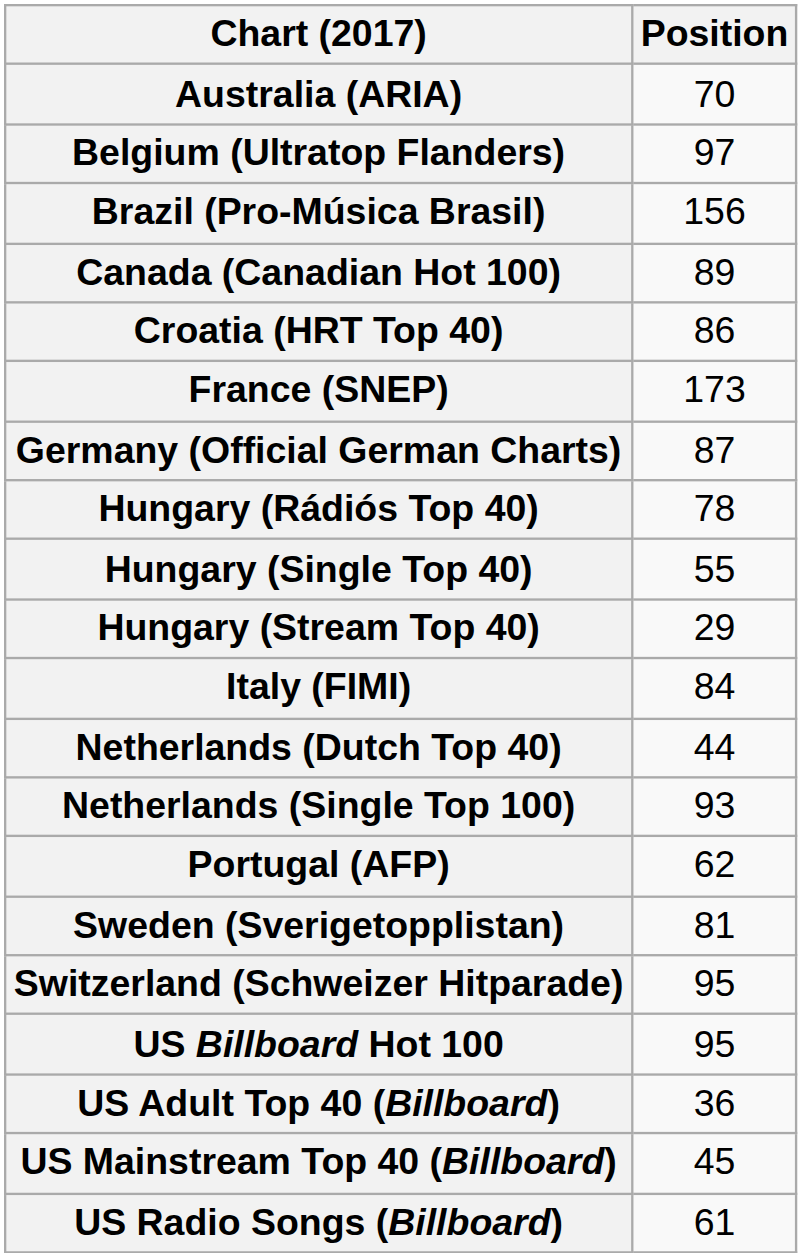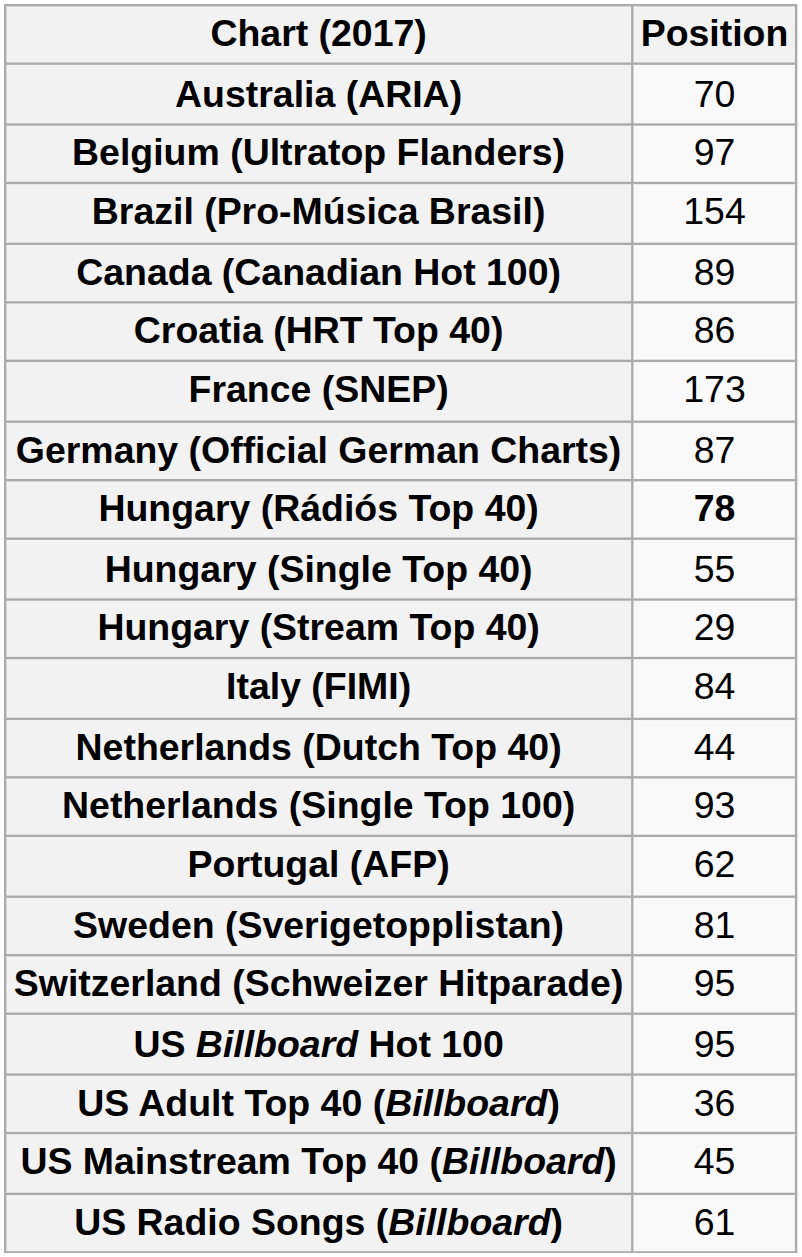(715, 212) 156 -> (715, 212) 154
(715, 509) normal -> (715, 509) bold
